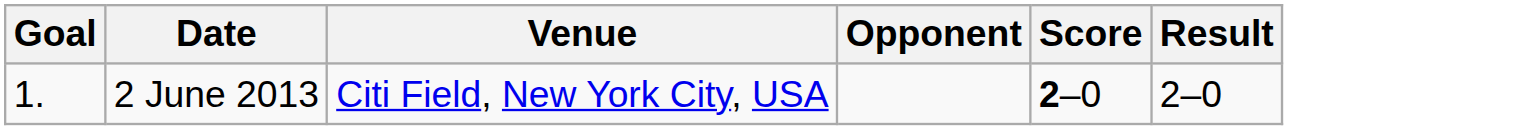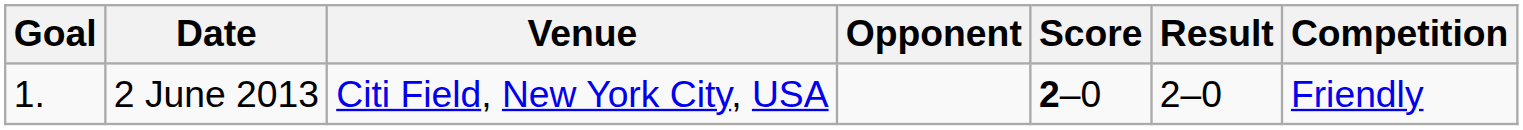+ column: (1400, 34)
